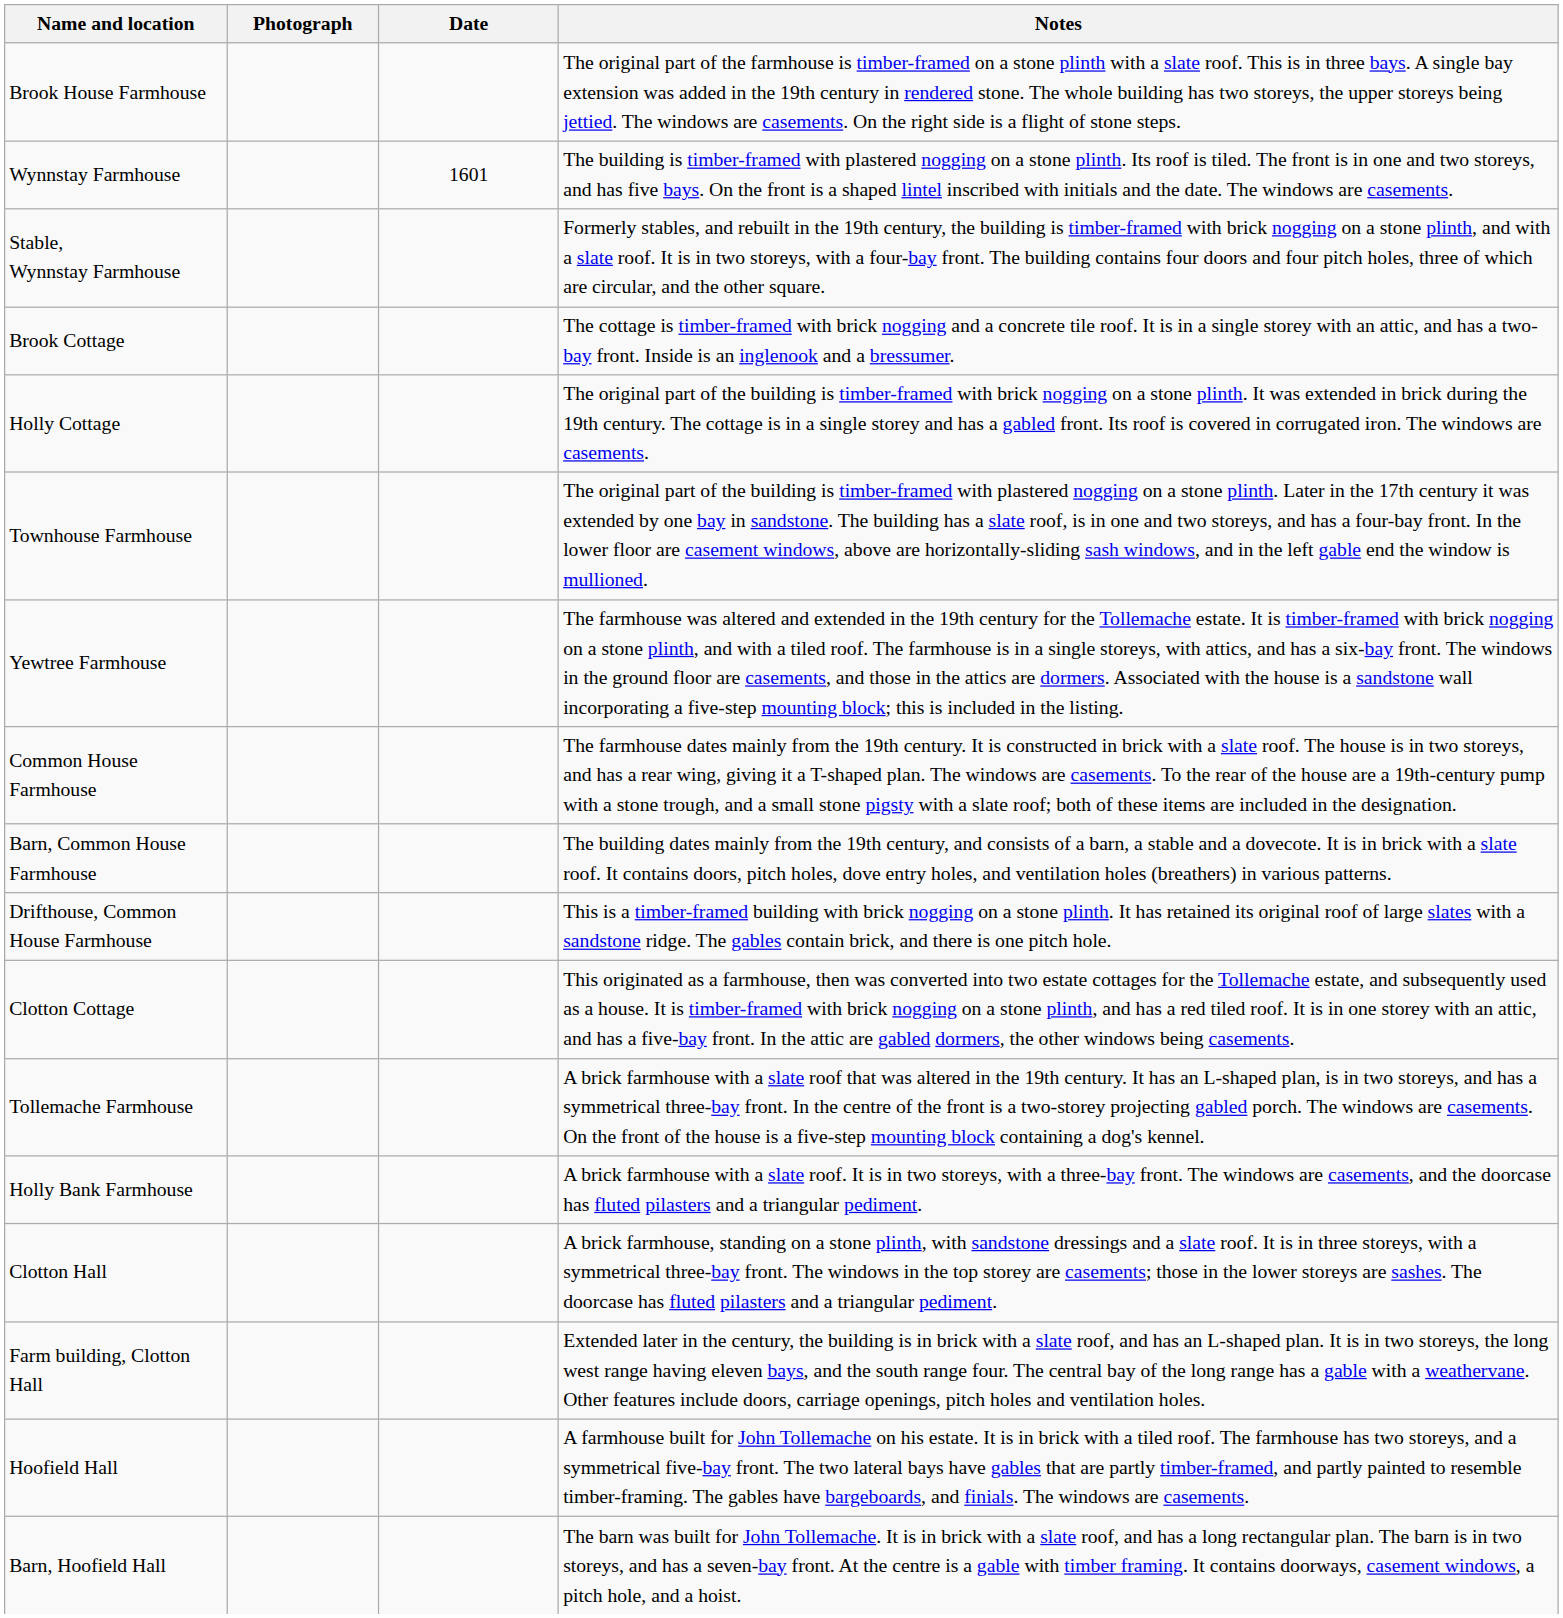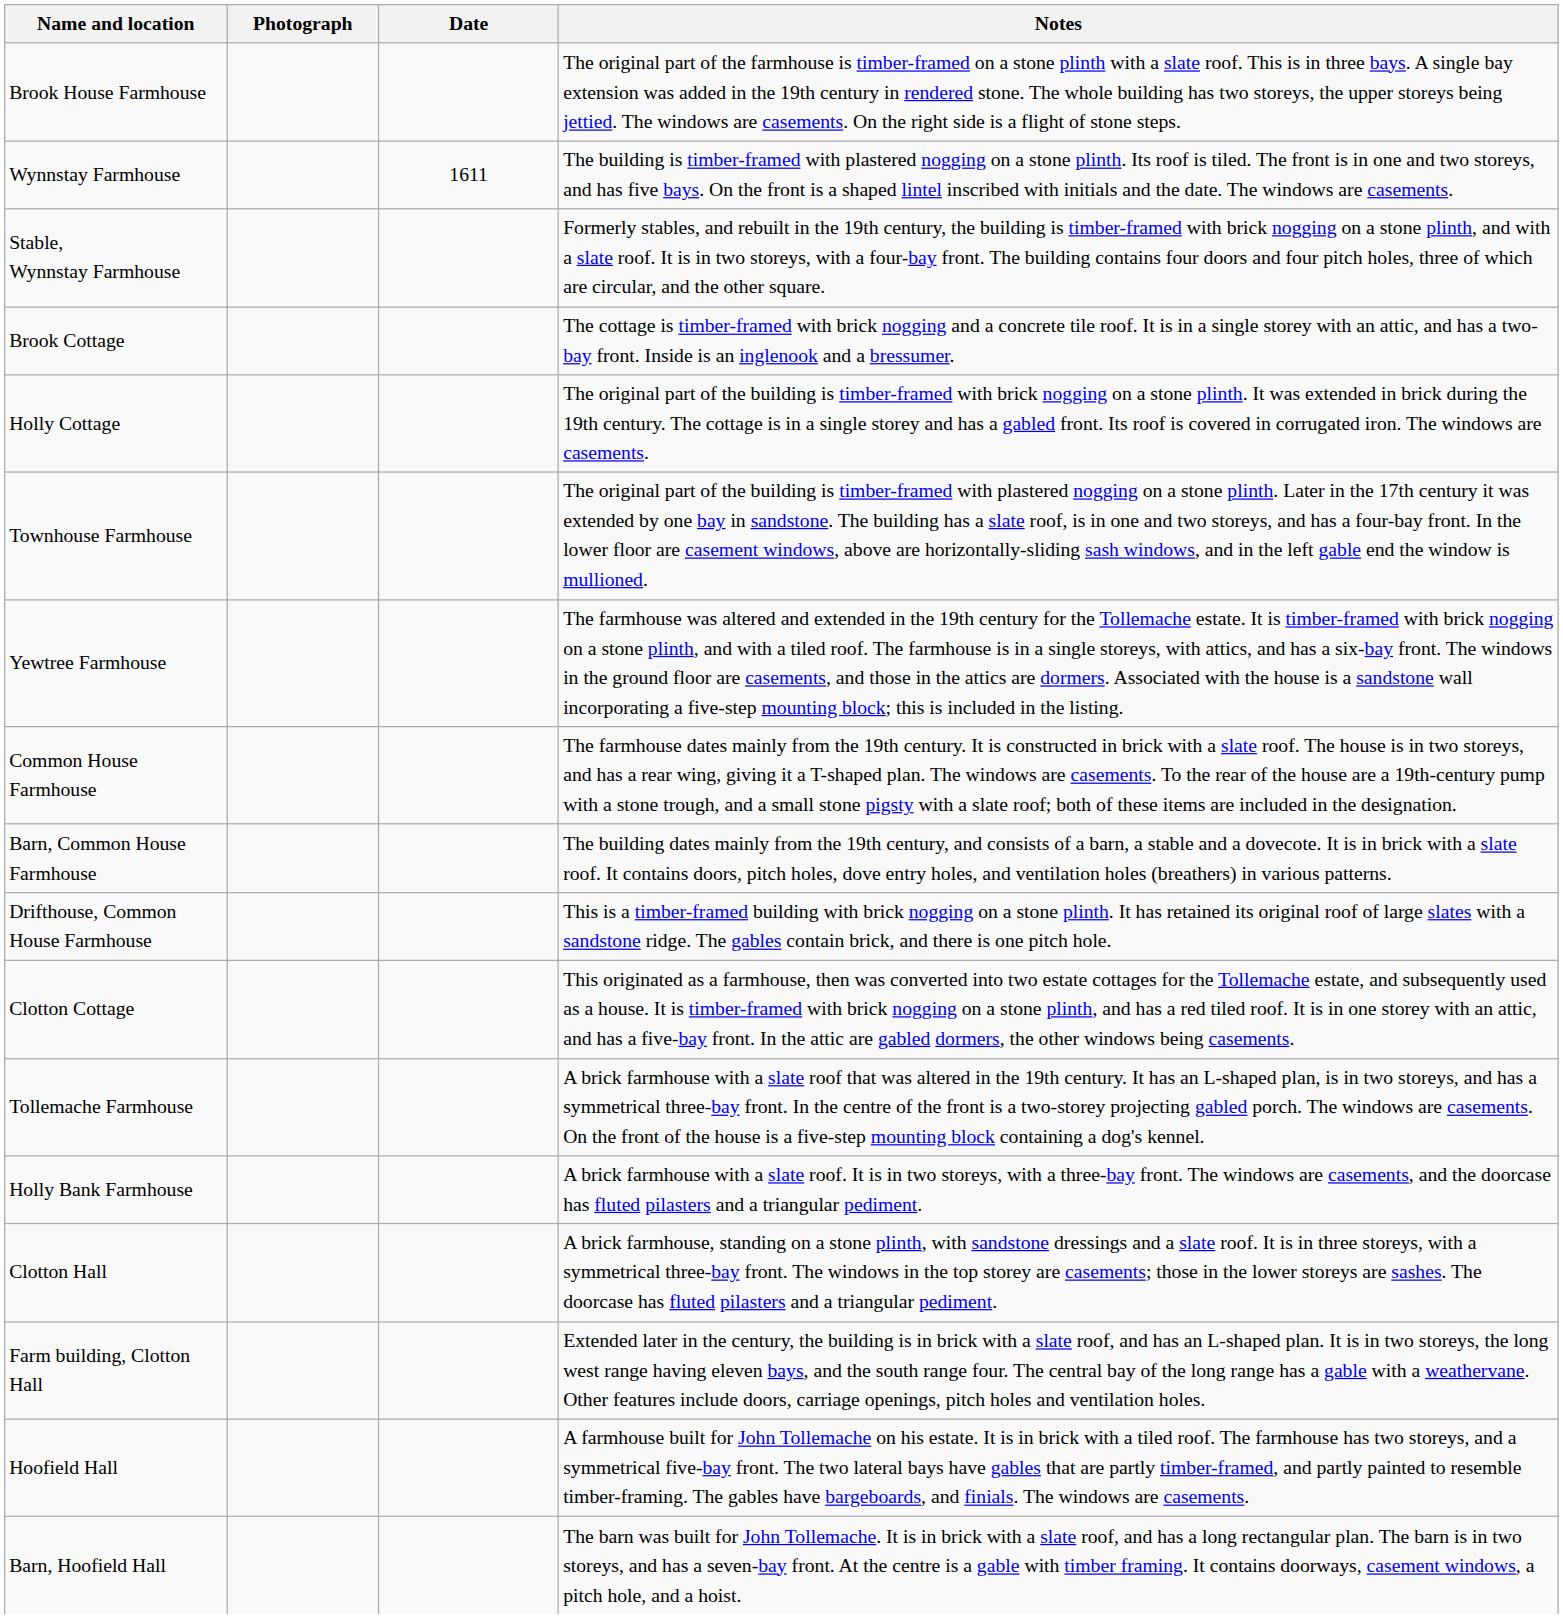(469, 174) 1601 -> (469, 174) 1611
